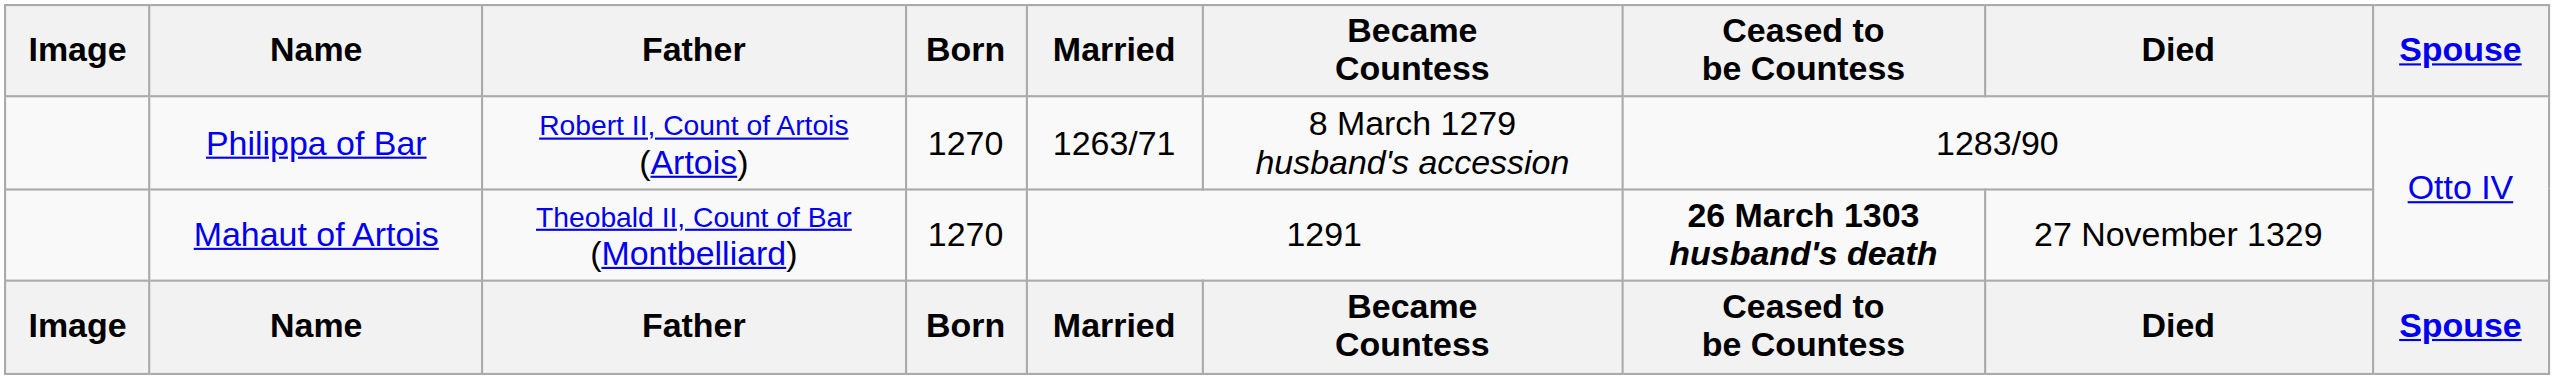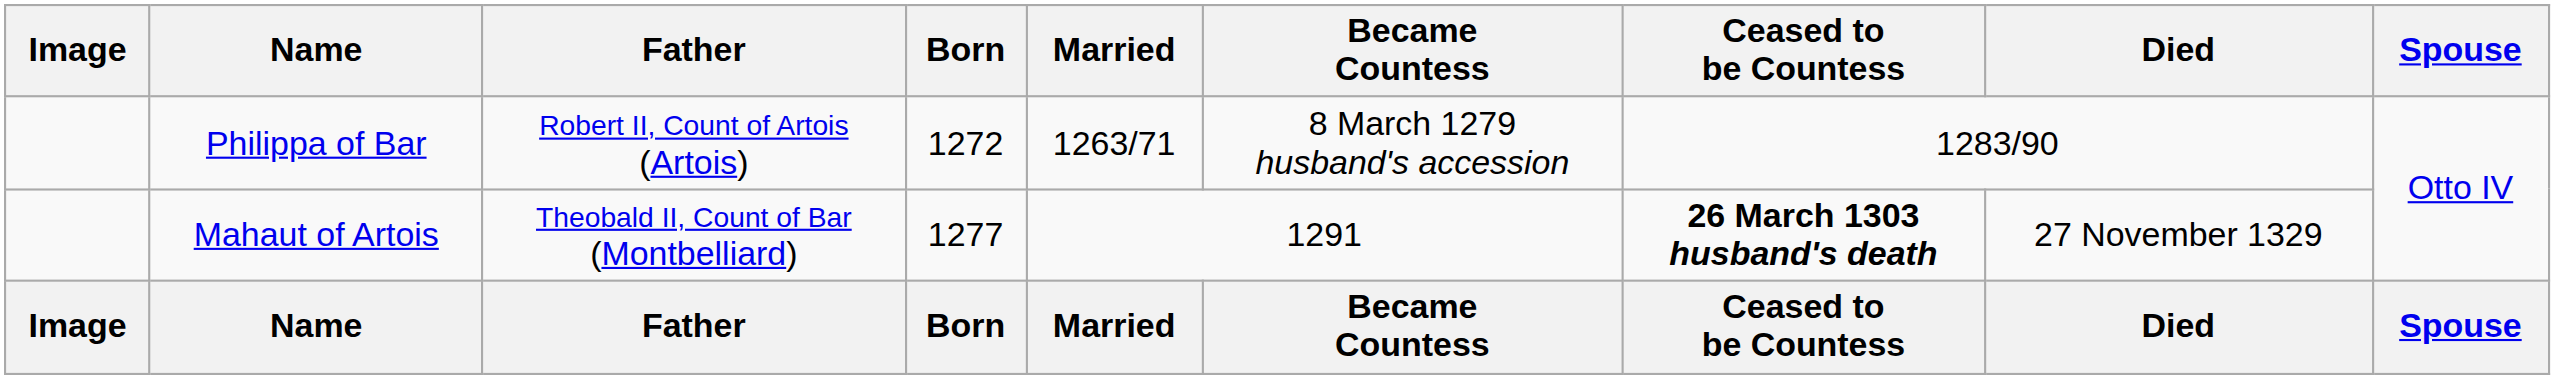(966, 142) 1270 -> (966, 142) 1272
(966, 234) 1270 -> (966, 234) 1277
